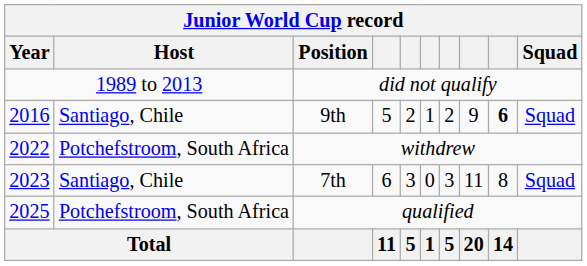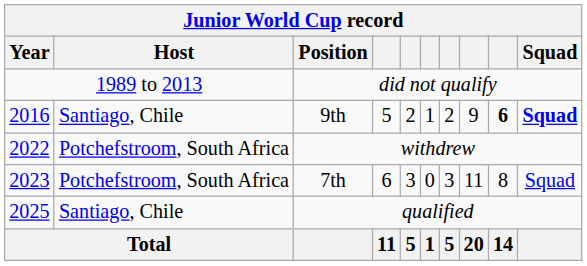(550, 116) normal -> (550, 116) bold
(121, 180) Santiago, Chile -> (174, 180) Potchefstroom, South Africa
(174, 212) Potchefstroom, South Africa -> (121, 212) Santiago, Chile
